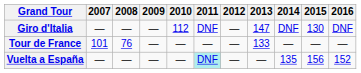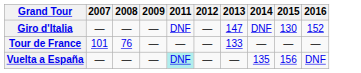- column: (181, 12)
(343, 28) DNF -> (315, 28) 152
(343, 60) 152 -> (315, 60) DNF
